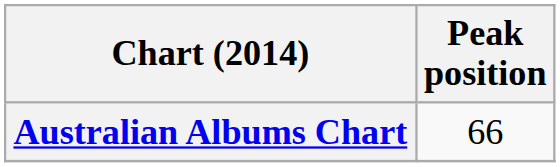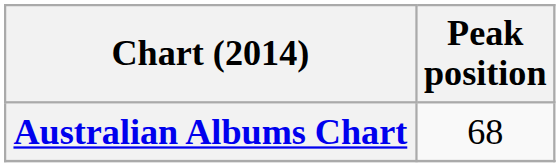(485, 131) 66 -> (485, 131) 68
